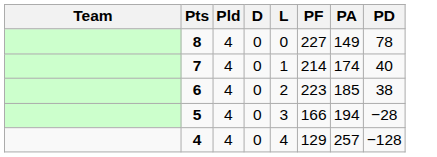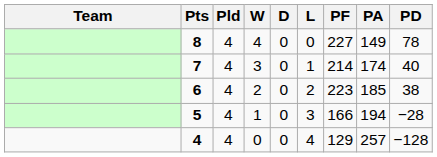+ column: (257, 16)
